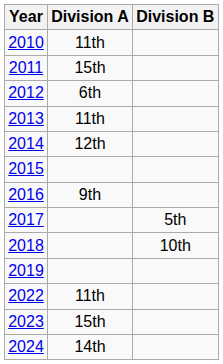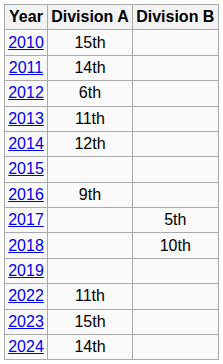(90, 42) 11th -> (90, 42) 15th
(90, 67) 15th -> (90, 67) 14th
